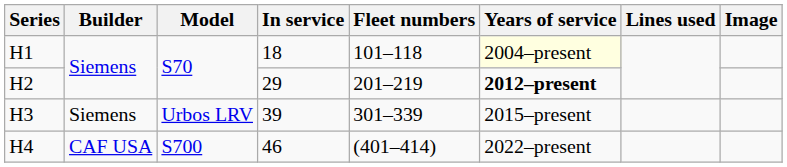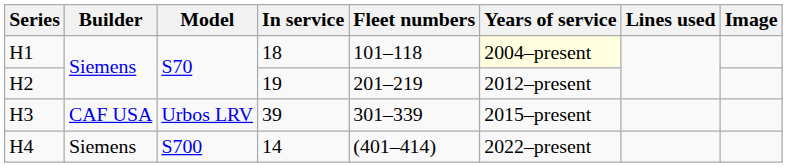(272, 83) 29 -> (272, 83) 19
(540, 83) bold -> (538, 83) normal
(103, 114) Siemens -> (111, 114) CAF USA
(111, 146) CAF USA -> (103, 146) Siemens
(272, 146) 46 -> (272, 146) 14
